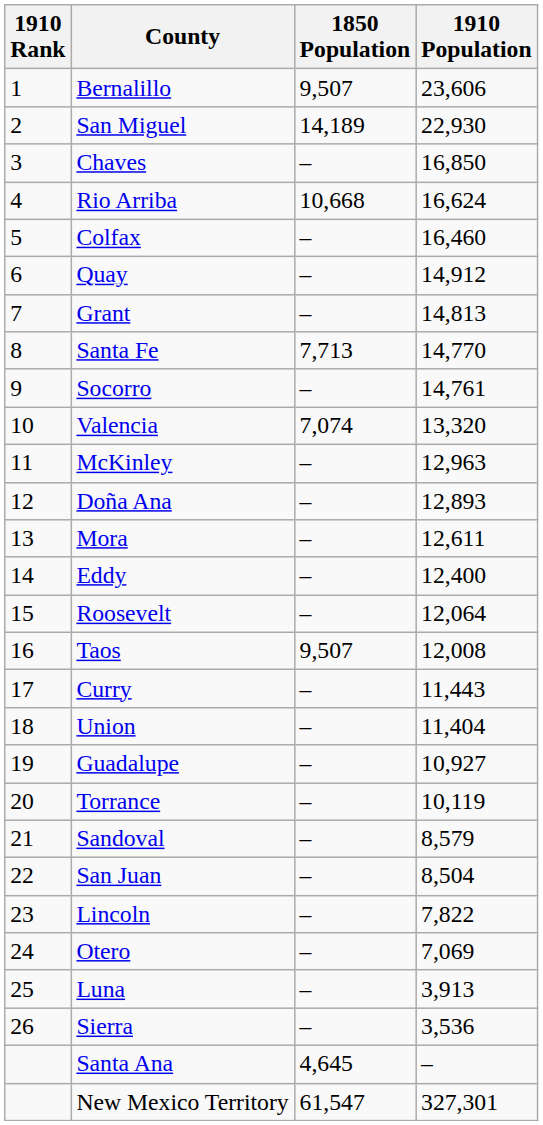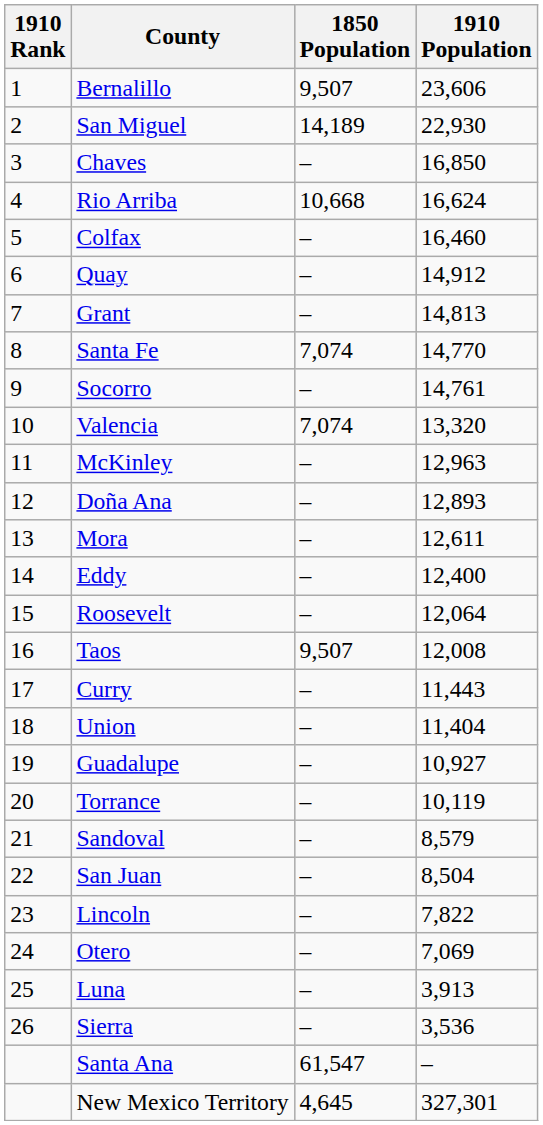(326, 350) 7,713 -> (326, 350) 7,074
(326, 1063) 4,645 -> (332, 1063) 61,547
(332, 1101) 61,547 -> (326, 1101) 4,645
